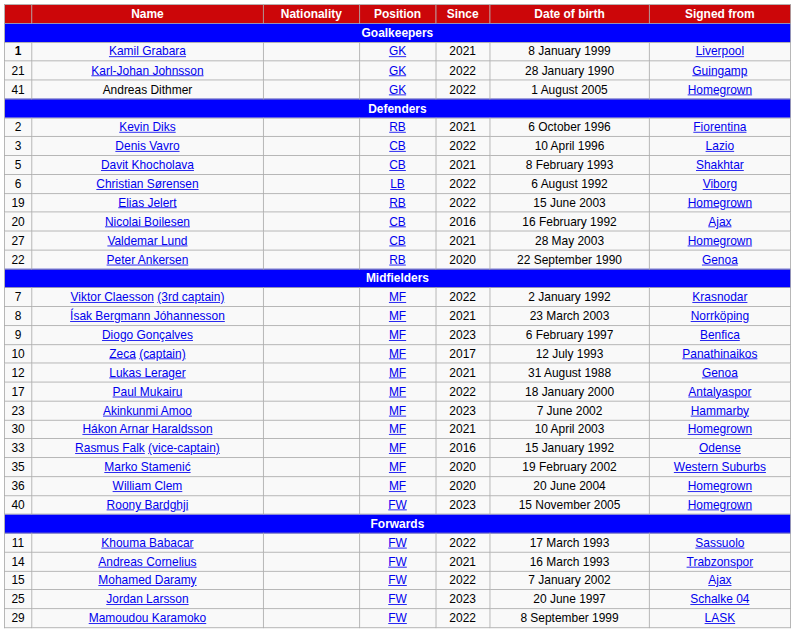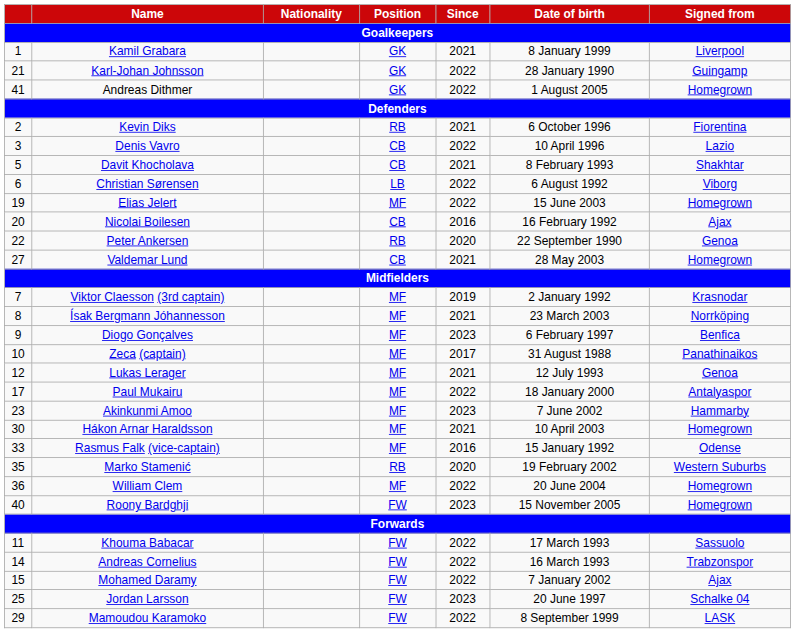(18, 52) bold -> (18, 52) normal
(398, 203) RB -> (398, 203) MF
rows swapped: (147, 260) <-> (147, 241)
(463, 297) 2022 -> (463, 297) 2019
(570, 354) 12 July 1993 -> (570, 354) 31 August 1988
(570, 373) 31 August 1988 -> (570, 373) 12 July 1993
(398, 467) MF -> (398, 467) RB
(463, 486) 2020 -> (463, 486) 2022
(463, 562) 2021 -> (463, 562) 2022
